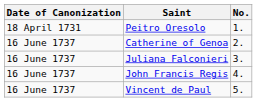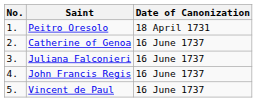columns swapped: (241, 12) <-> (64, 12)
